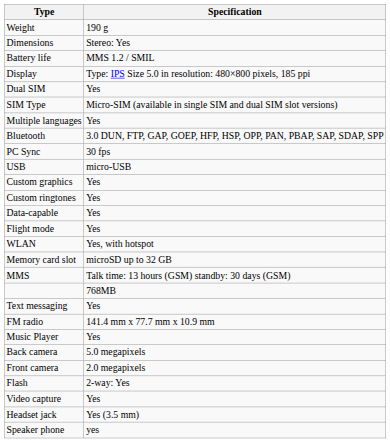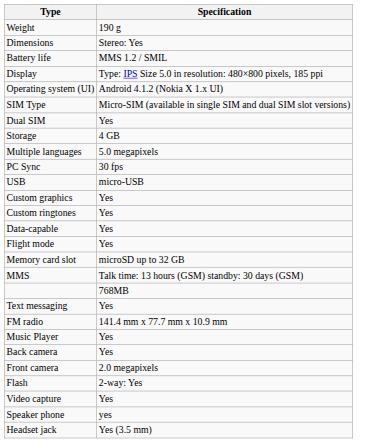+ row: (50, 89)
rows swapped: (26, 89) <-> (26, 105)
+ row: (21, 136)
(93, 120) Yes -> (128, 151) 5.0 megapixels
- row: (26, 136)
- row: (21, 244)
(116, 352) 5.0 megapixels -> (106, 352) Yes
rows swapped: (32, 414) <-> (35, 430)
